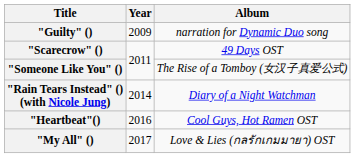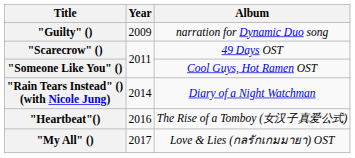(252, 69) The Rise of a Tomboy (女汉子真爱公式) -> (252, 68) Cool Guys, Hot Ramen OST
(252, 120) Cool Guys, Hot Ramen OST -> (252, 118) The Rise of a Tomboy (女汉子真爱公式)
